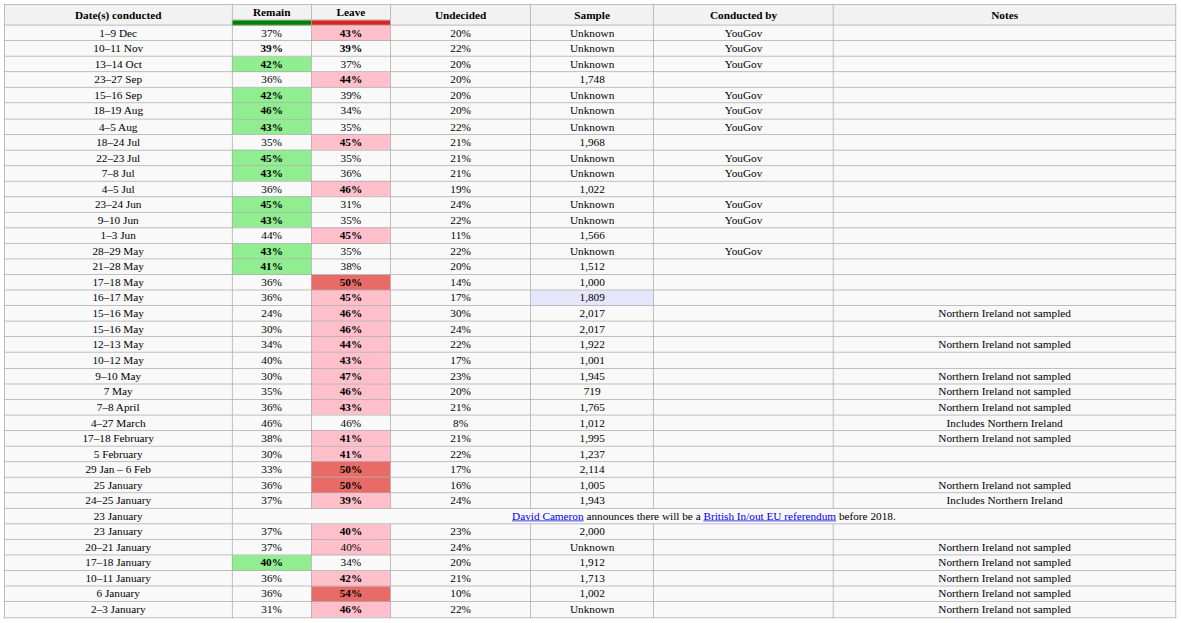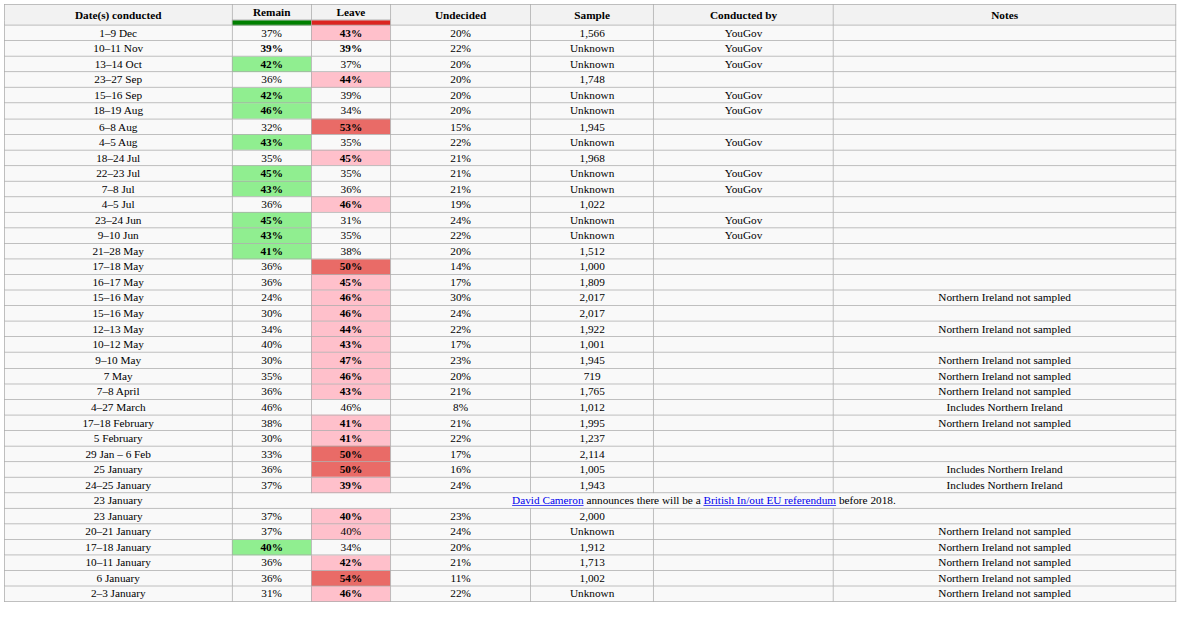(592, 33) Unknown -> (592, 33) 1,566
+ row: (118, 126)
- row: (118, 235)
- row: (118, 251)
(592, 298) lavender background -> (592, 282) no background
(1005, 485) Northern Ireland not sampled -> (1005, 469) Includes Northern Ireland
(461, 594) 10% -> (461, 578) 11%
